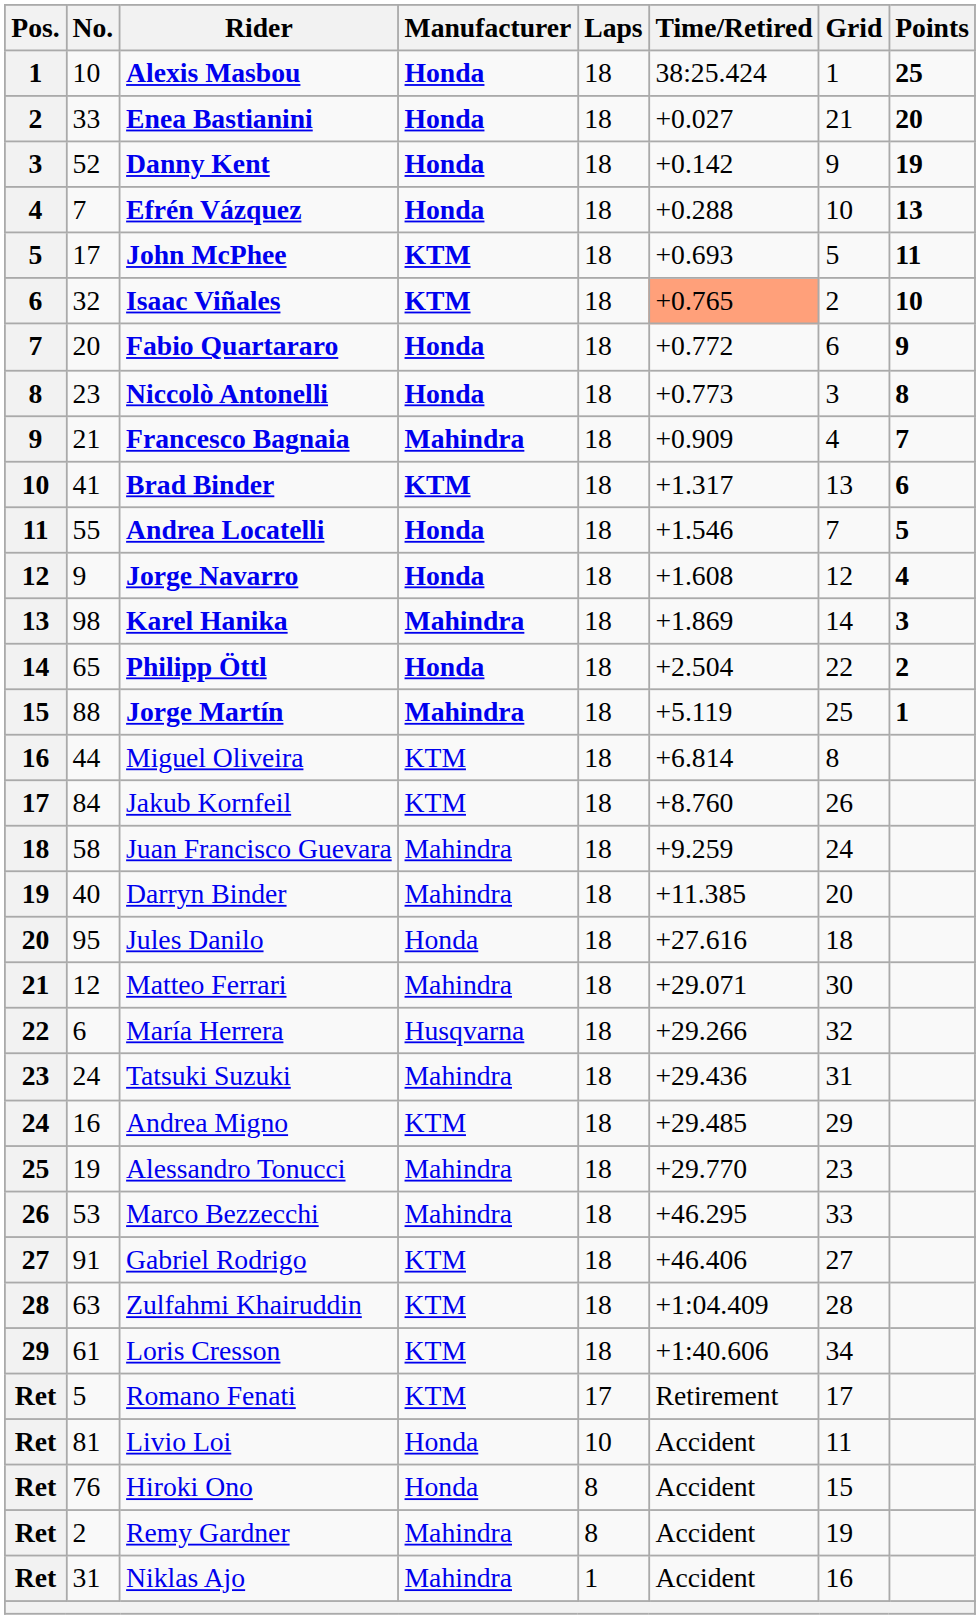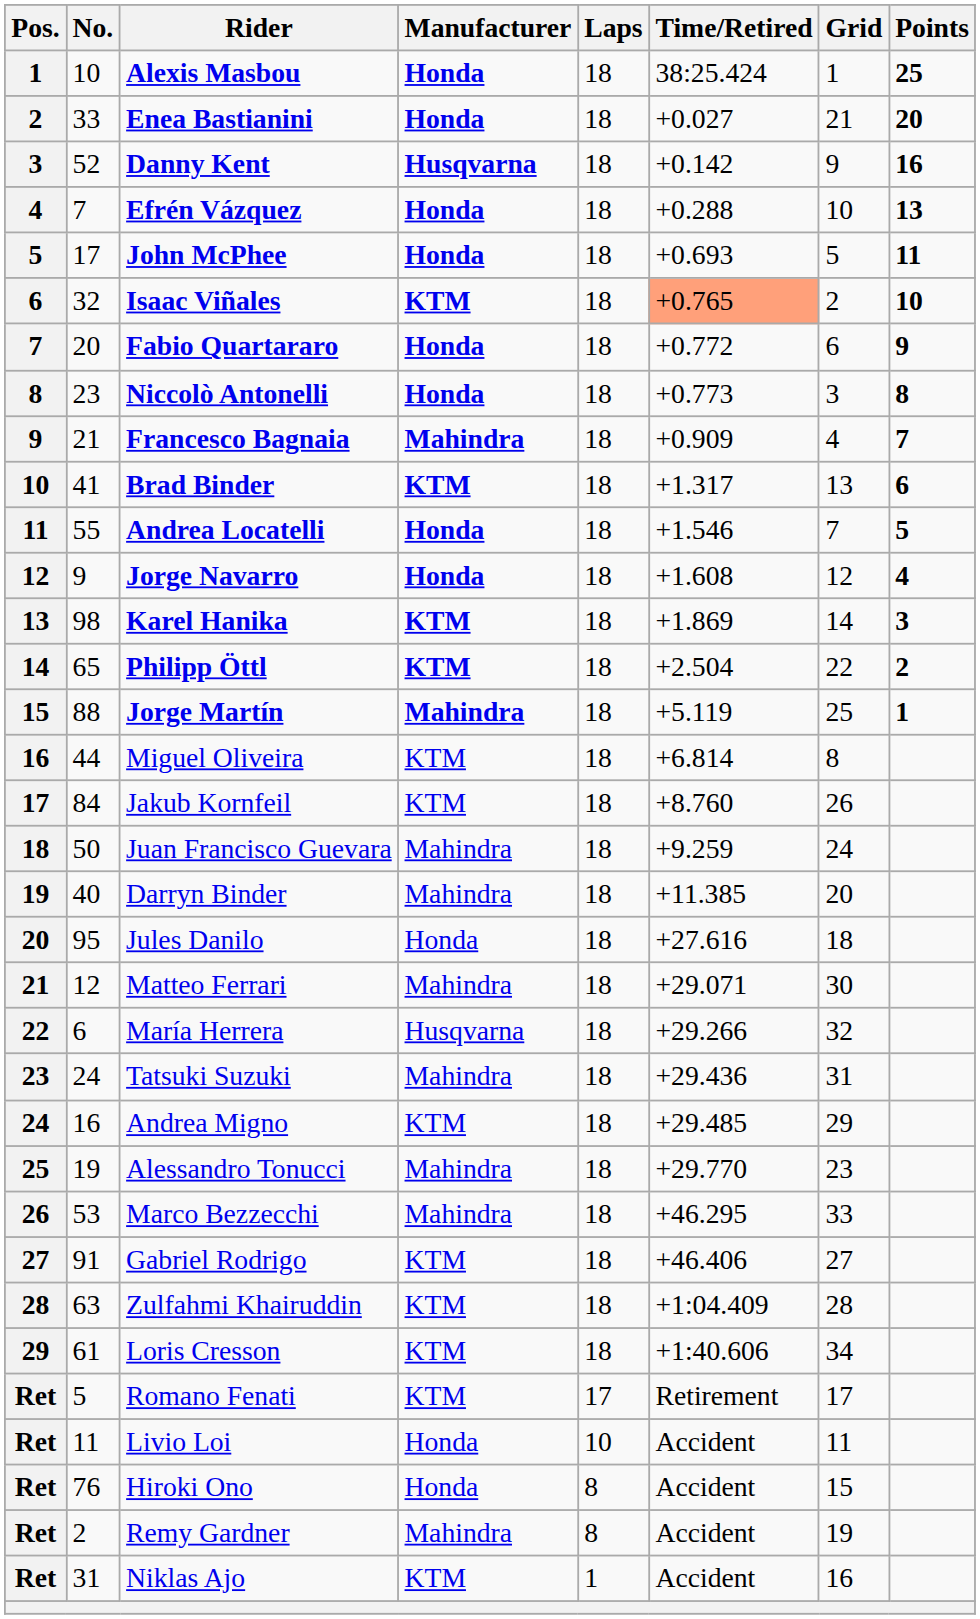(444, 164) Honda -> (471, 164) Husqvarna
(909, 164) 19 -> (909, 164) 16
(438, 255) KTM -> (444, 255) Honda
(464, 620) Mahindra -> (438, 620) KTM
(444, 666) Honda -> (438, 666) KTM
(86, 848) 58 -> (86, 848) 50
(86, 1441) 81 -> (86, 1441) 11
(458, 1578) Mahindra -> (435, 1578) KTM
